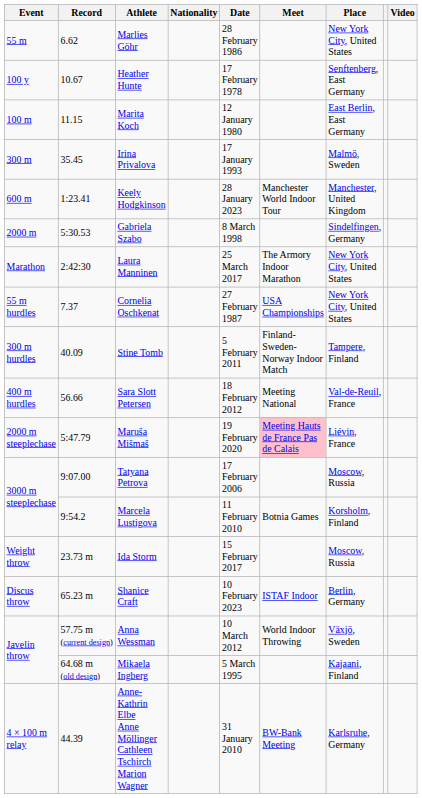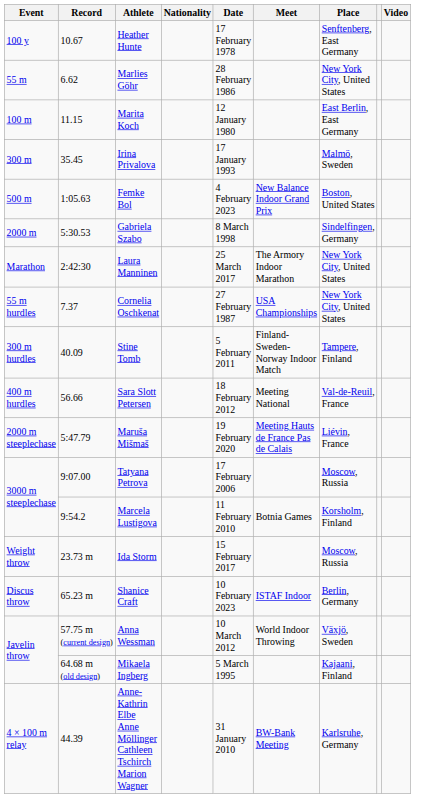rows swapped: (133, 40) <-> (133, 80)
+ row: (131, 199)
- row: (142, 199)
(292, 437) pink background -> (285, 437) no background
